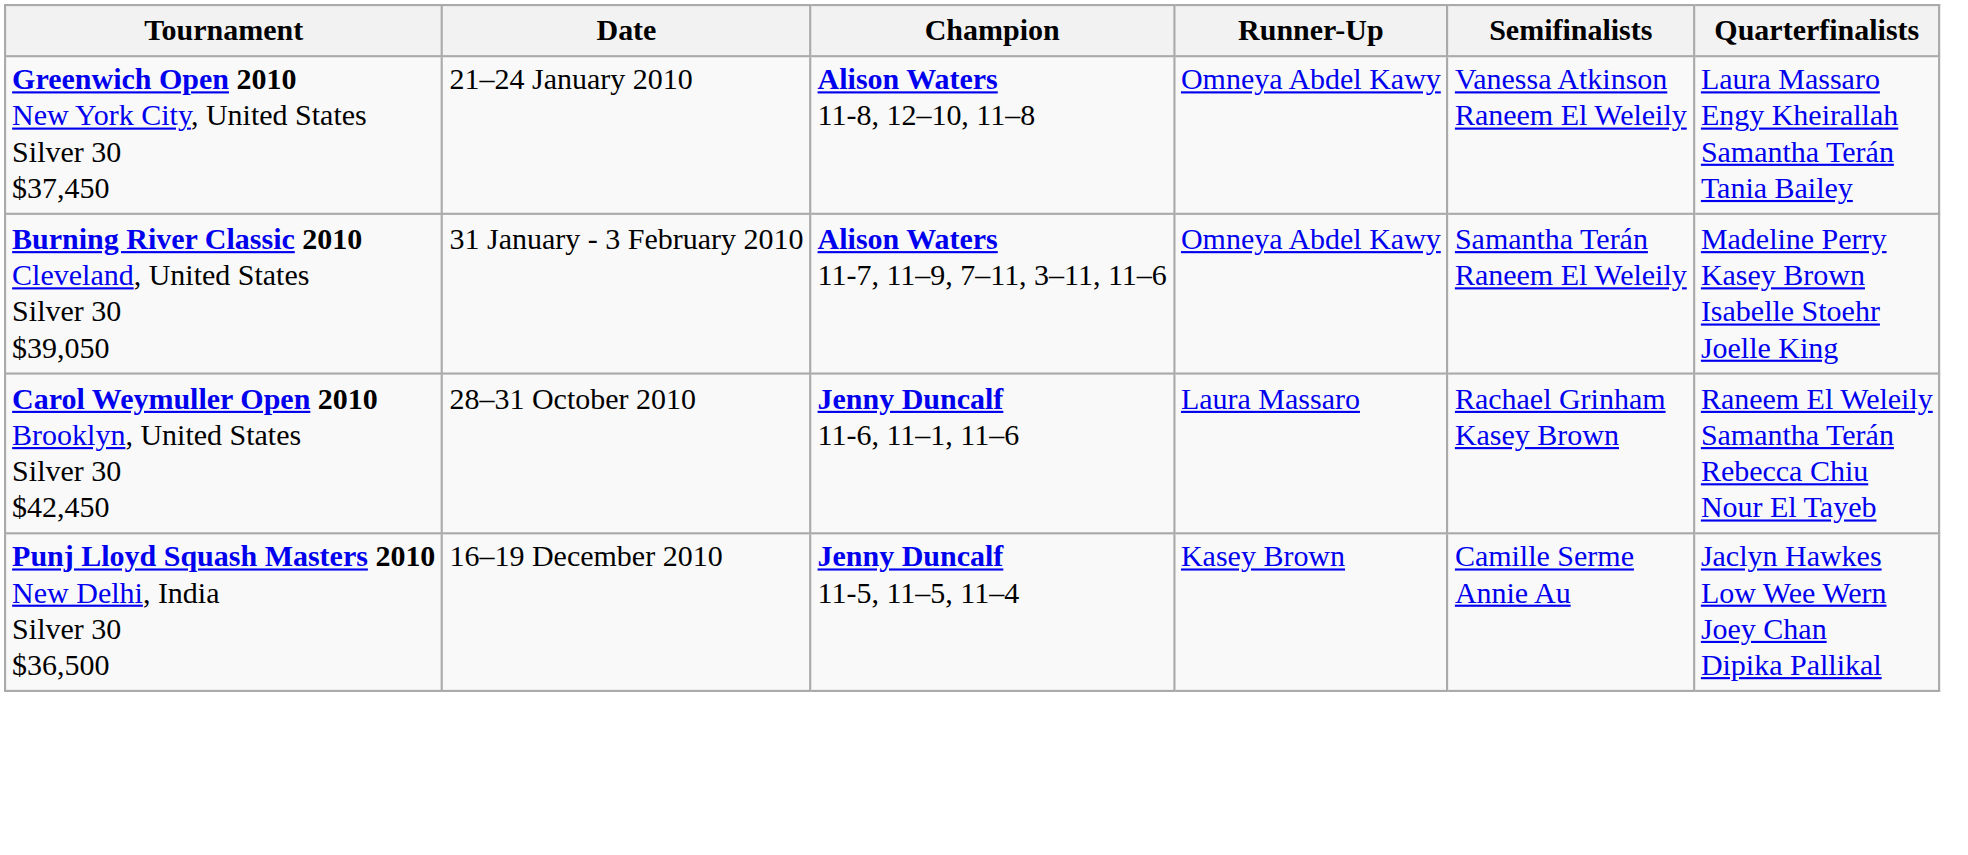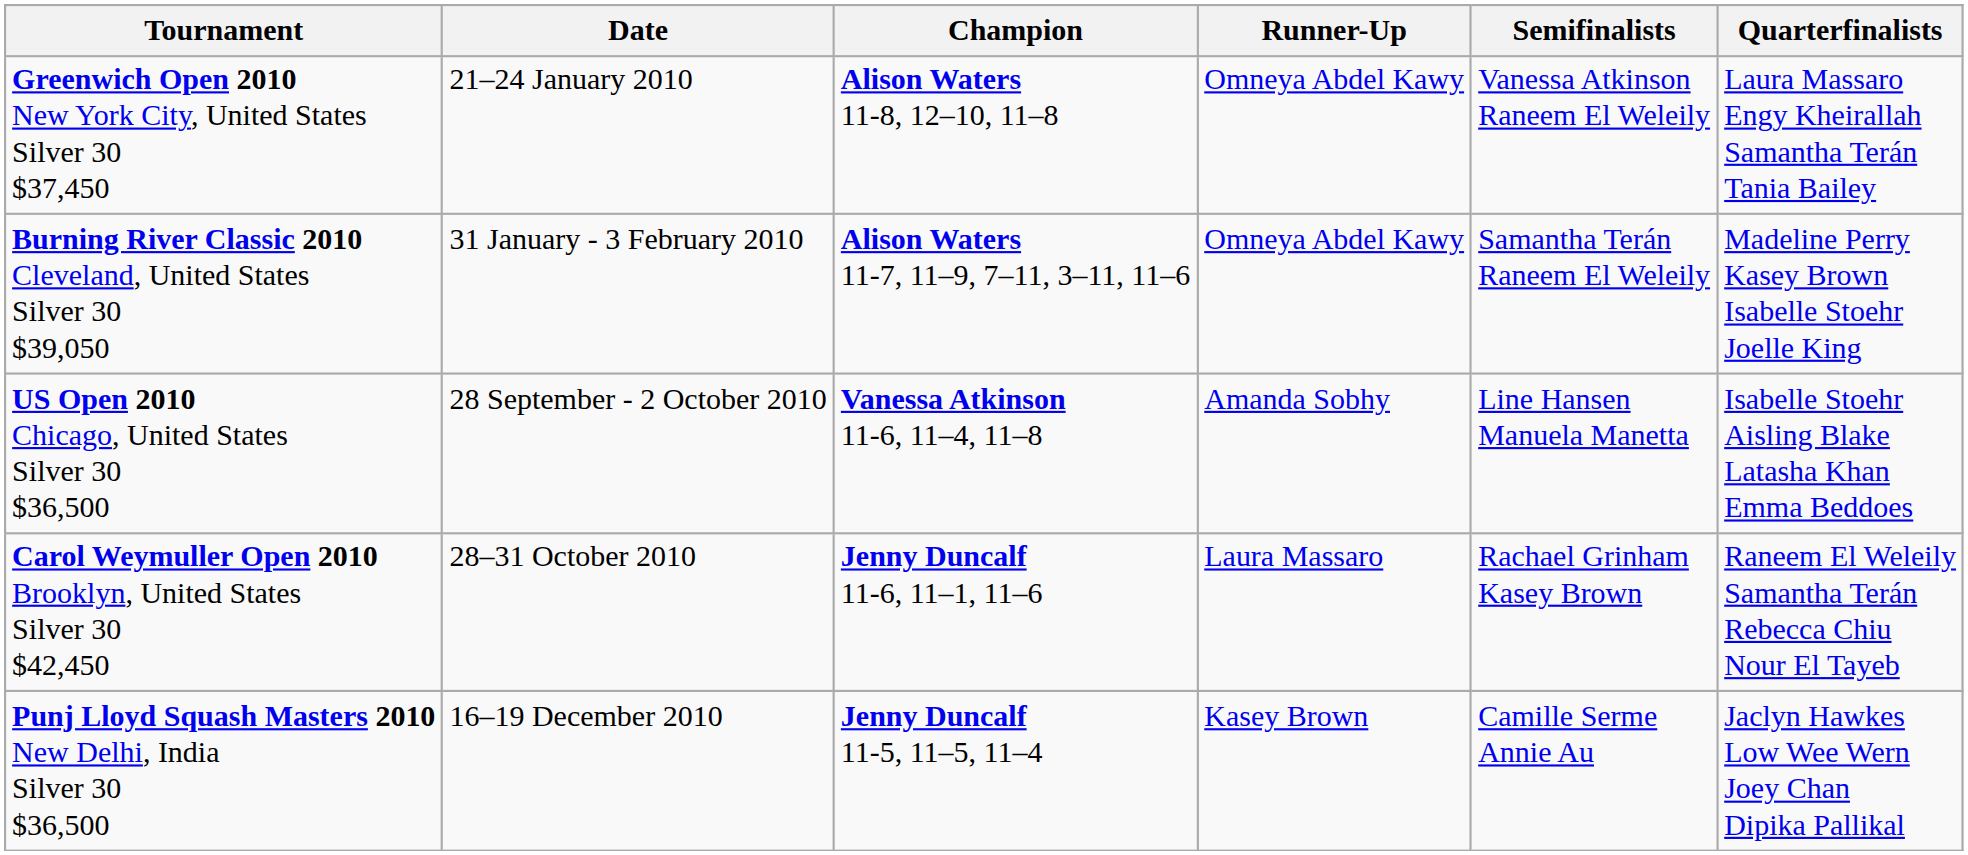+ row: (150, 452)
